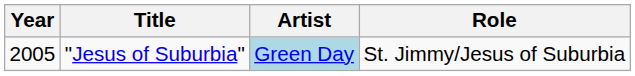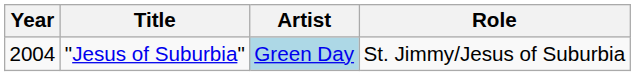(32, 53) 2005 -> (32, 53) 2004
